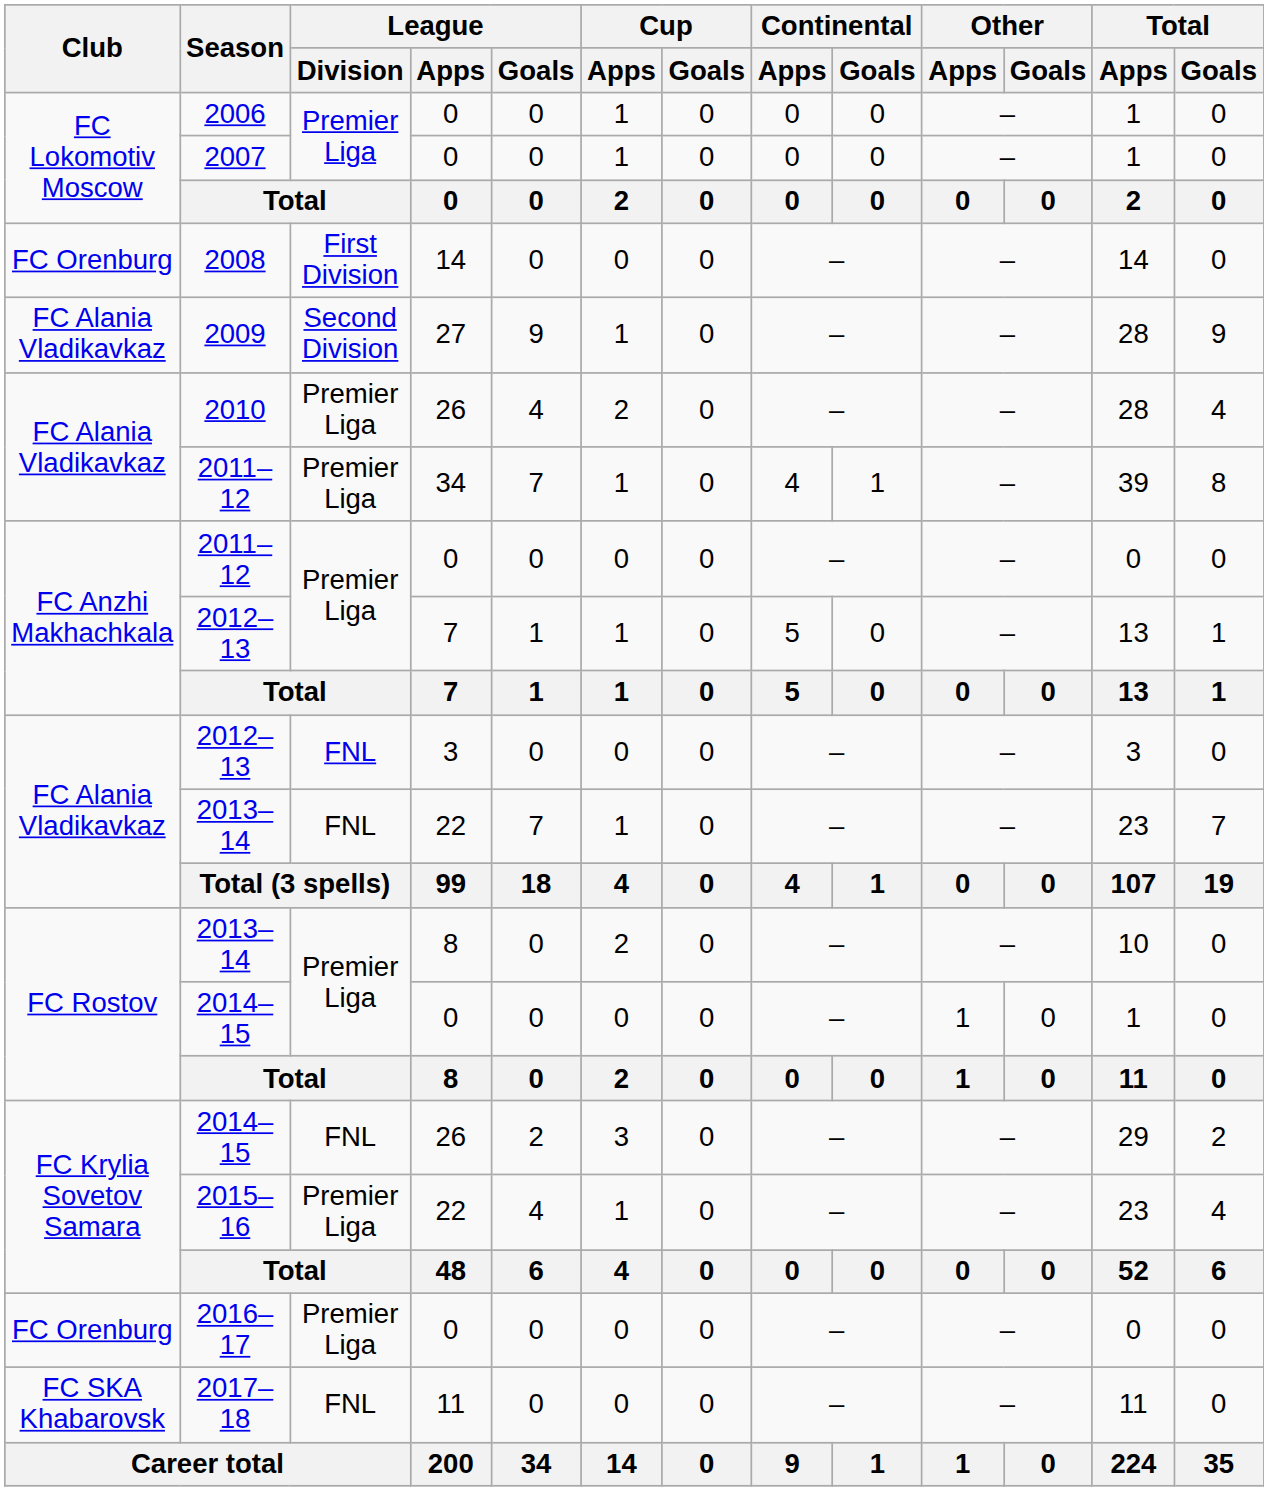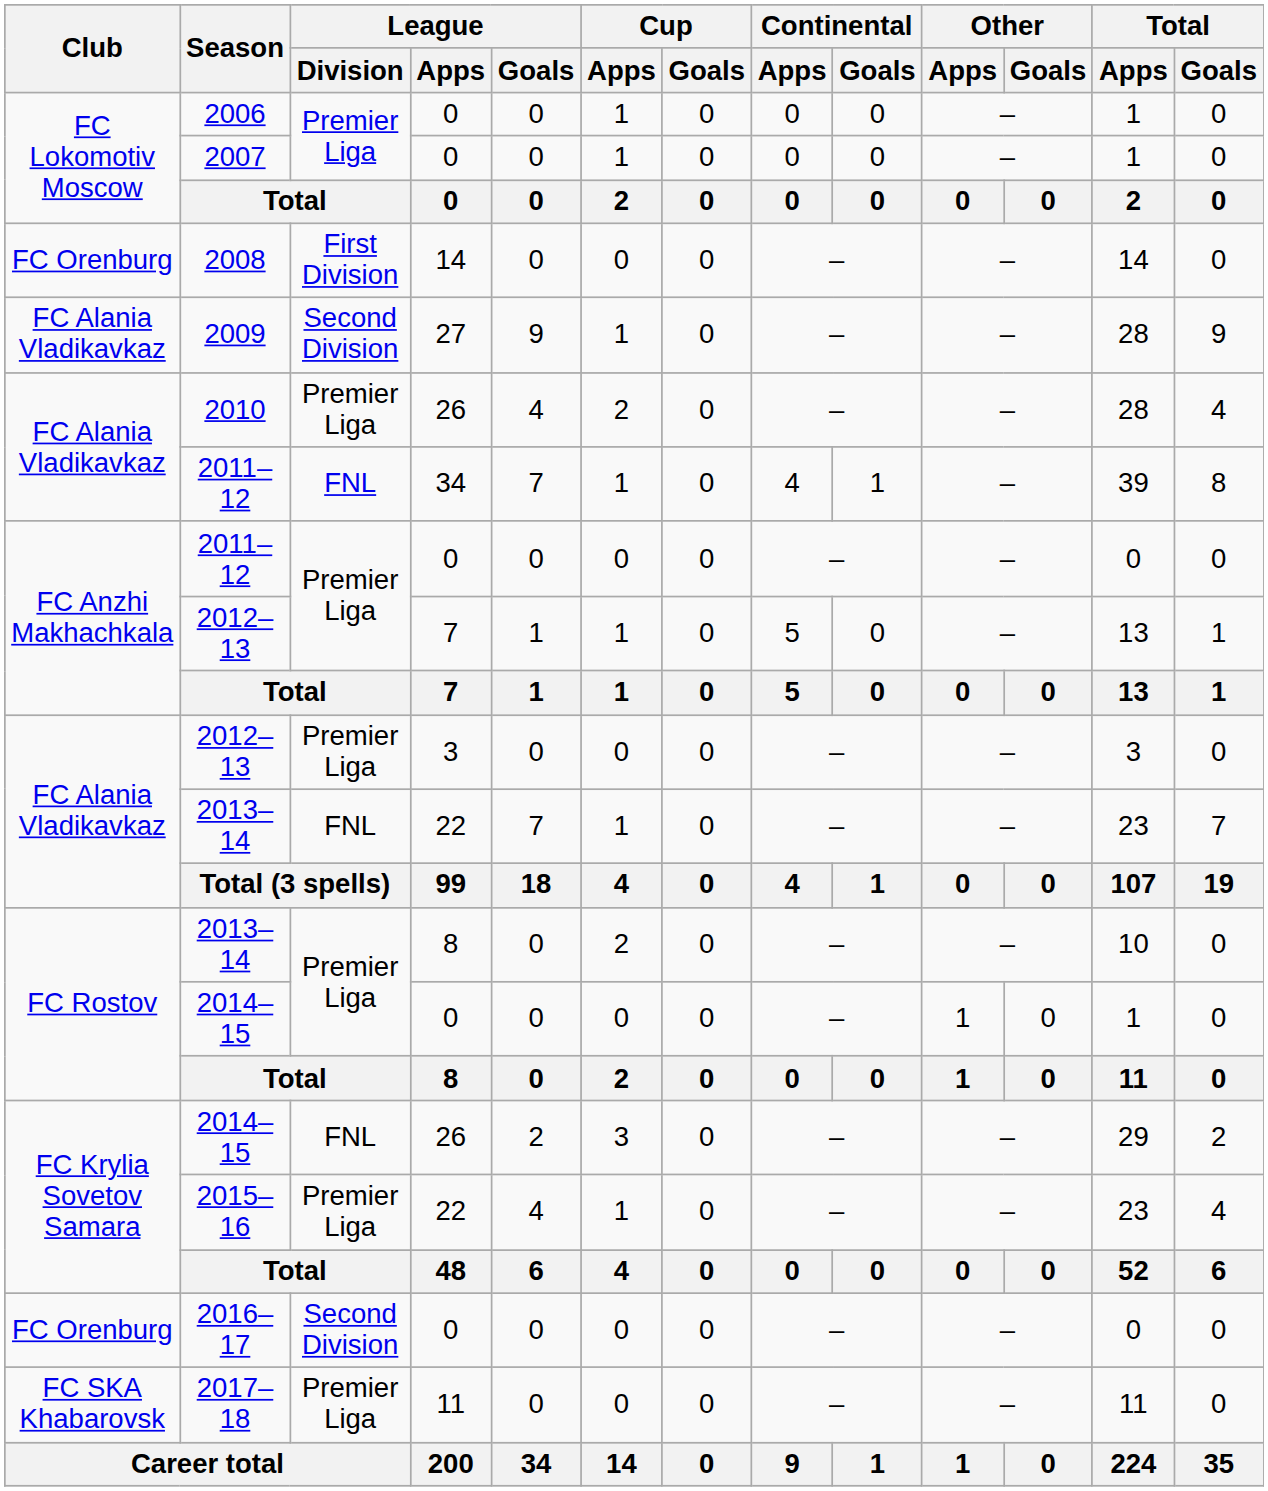(350, 483) Premier Liga -> (350, 483) FNL
(350, 751) FNL -> (350, 751) Premier Liga
(350, 1329) Premier Liga -> (350, 1329) Second Division
(350, 1404) FNL -> (350, 1404) Premier Liga
